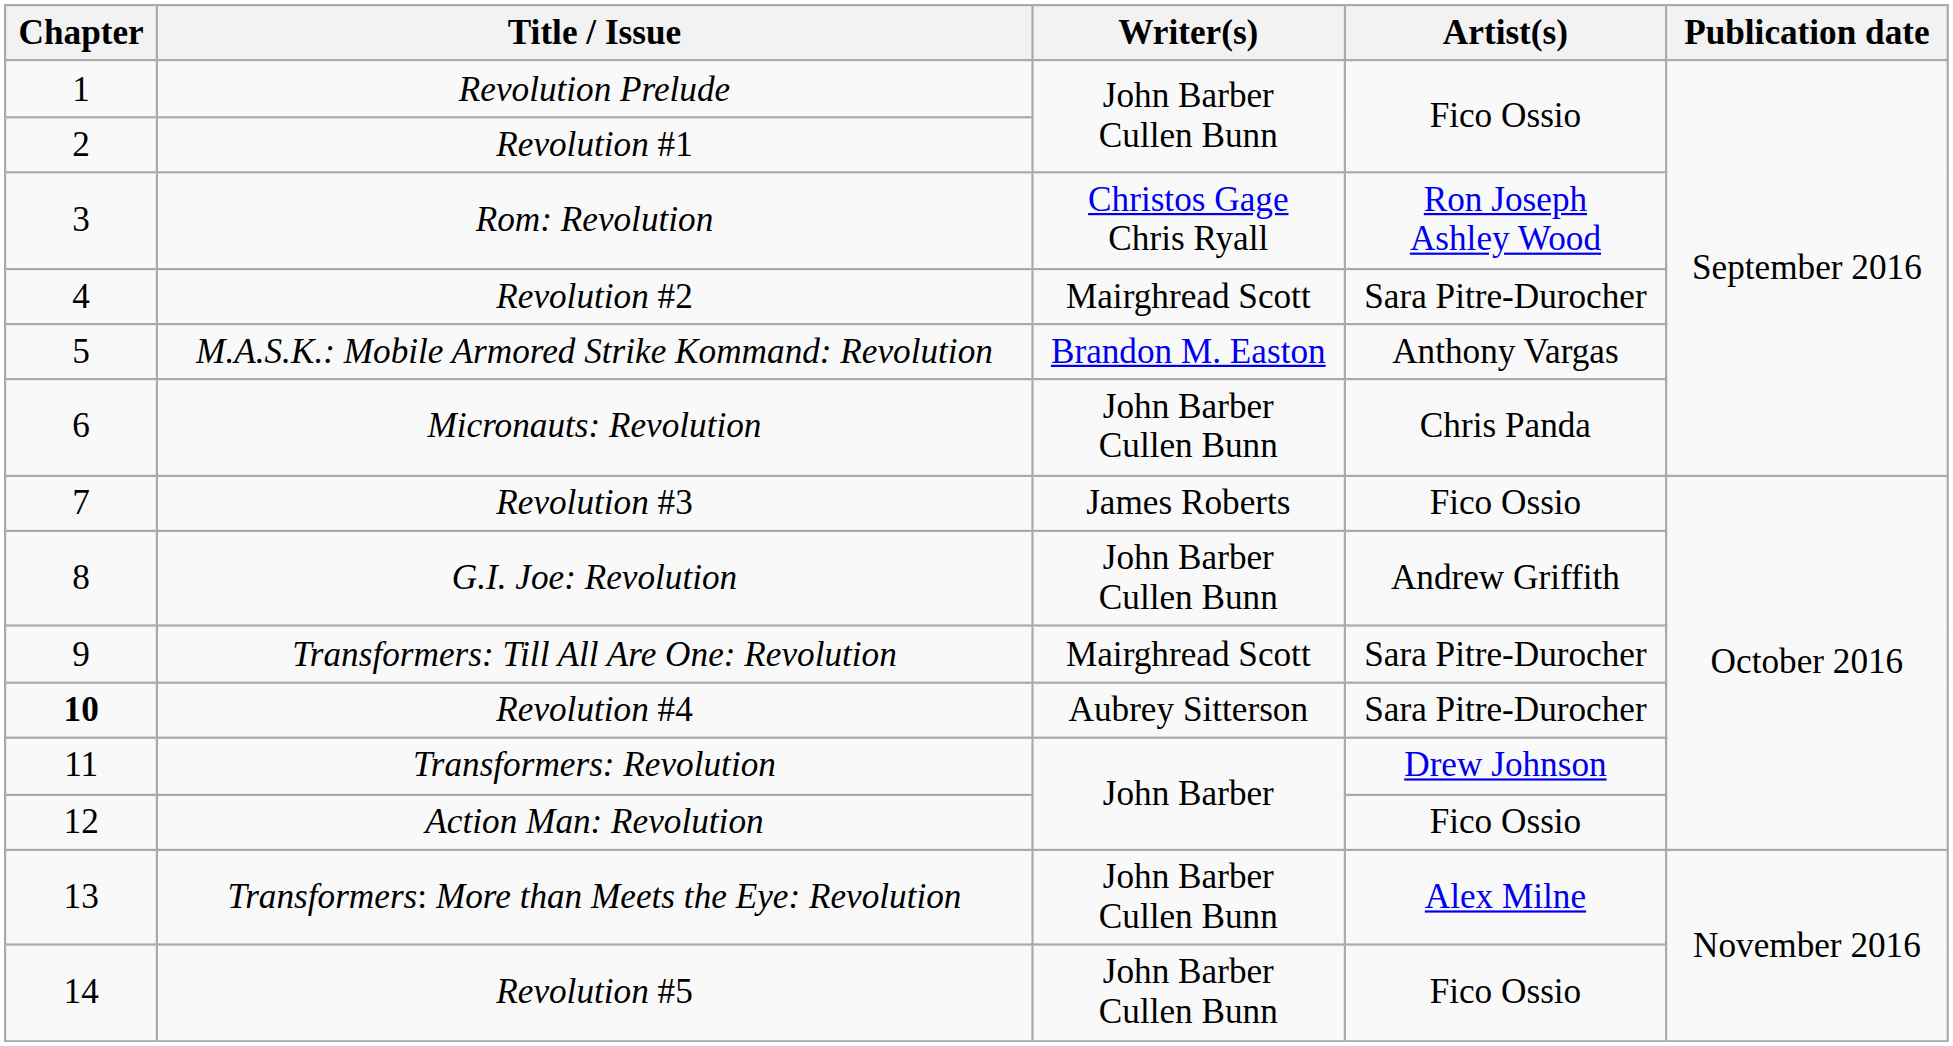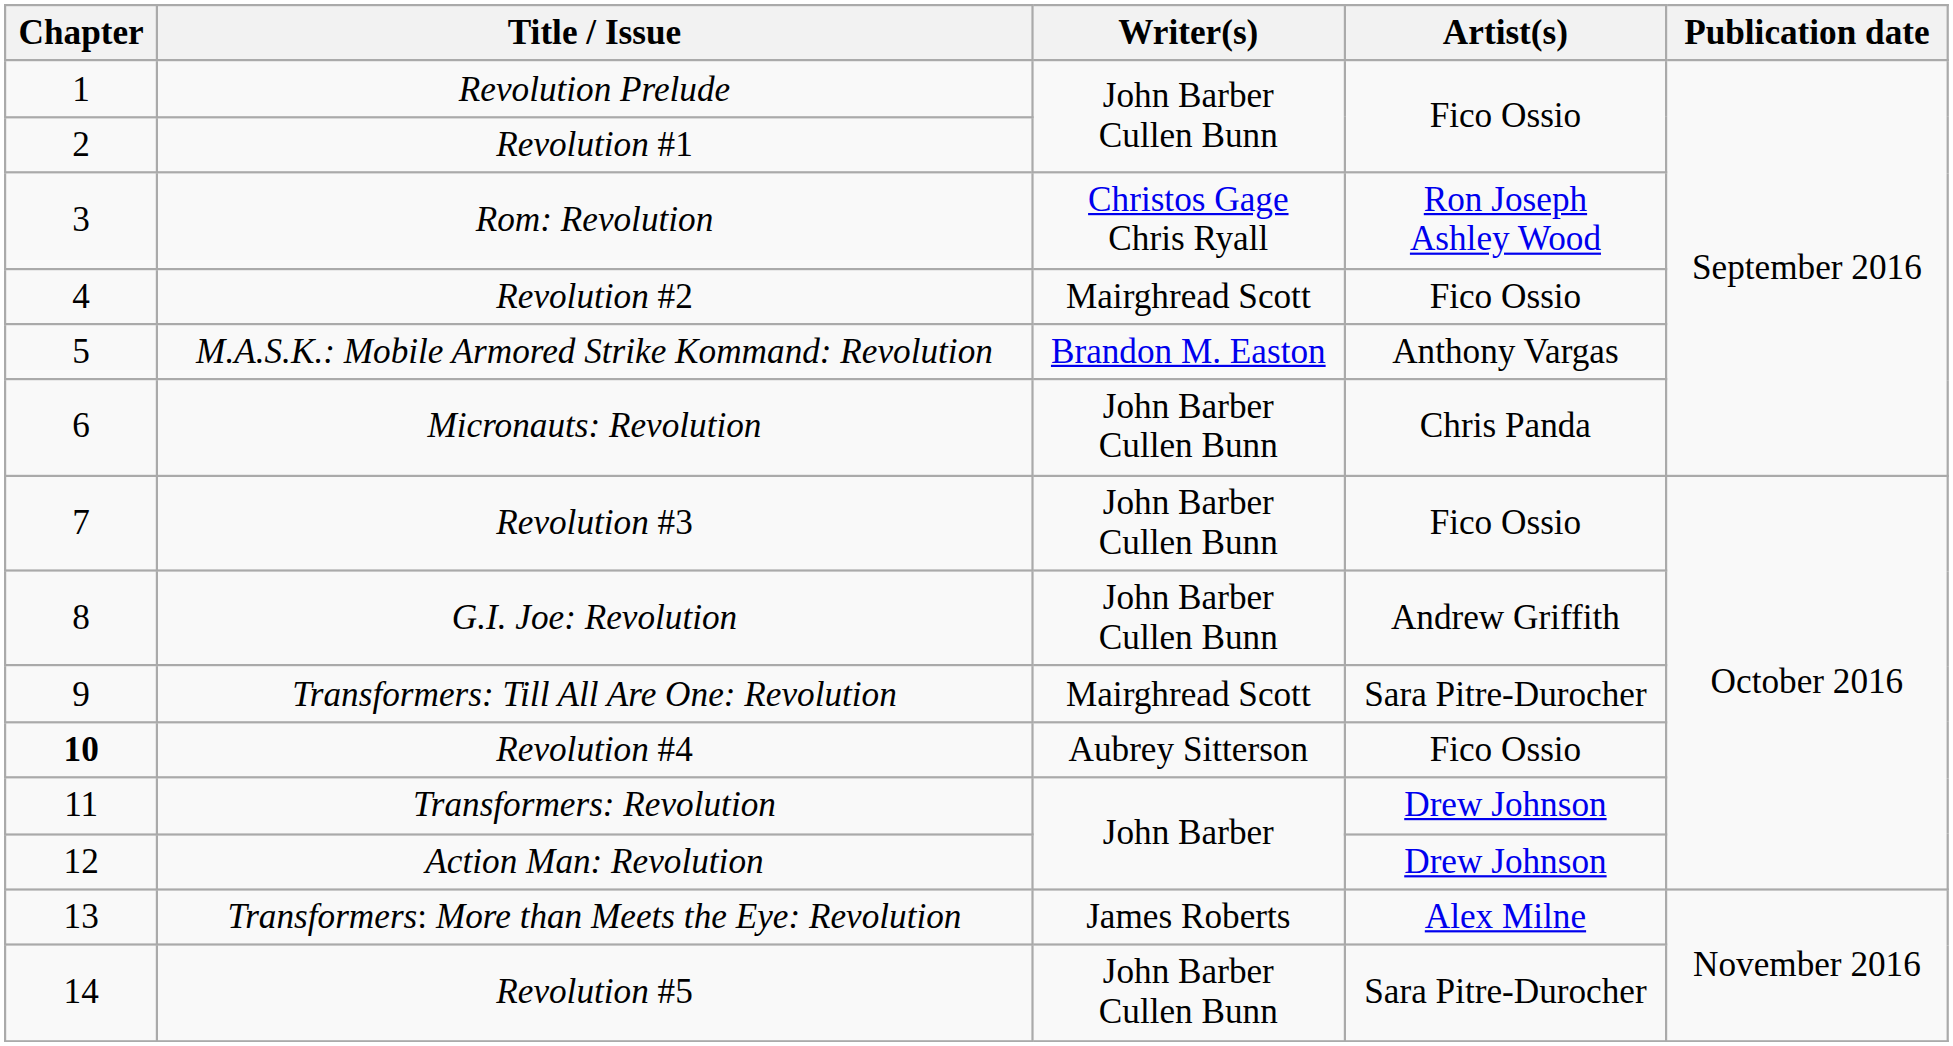(1505, 295) Sara Pitre-Durocher -> (1505, 295) Fico Ossio
(1188, 502) James Roberts -> (1188, 522) John Barber Cullen Bunn
(1505, 709) Sara Pitre-Durocher -> (1505, 749) Fico Ossio
(1505, 821) Fico Ossio -> (1505, 860) Drew Johnson
(1188, 896) John Barber Cullen Bunn -> (1188, 916) James Roberts
(1505, 992) Fico Ossio -> (1505, 992) Sara Pitre-Durocher
